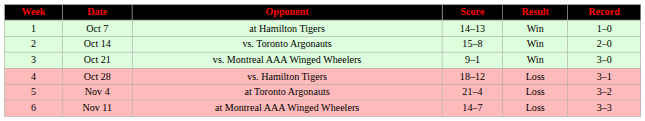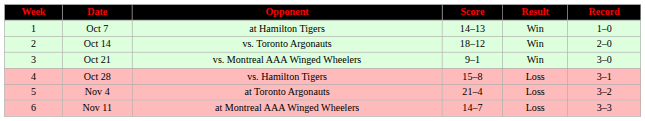(472, 44) 15–8 -> (472, 44) 18–12
(472, 76) 18–12 -> (472, 76) 15–8
